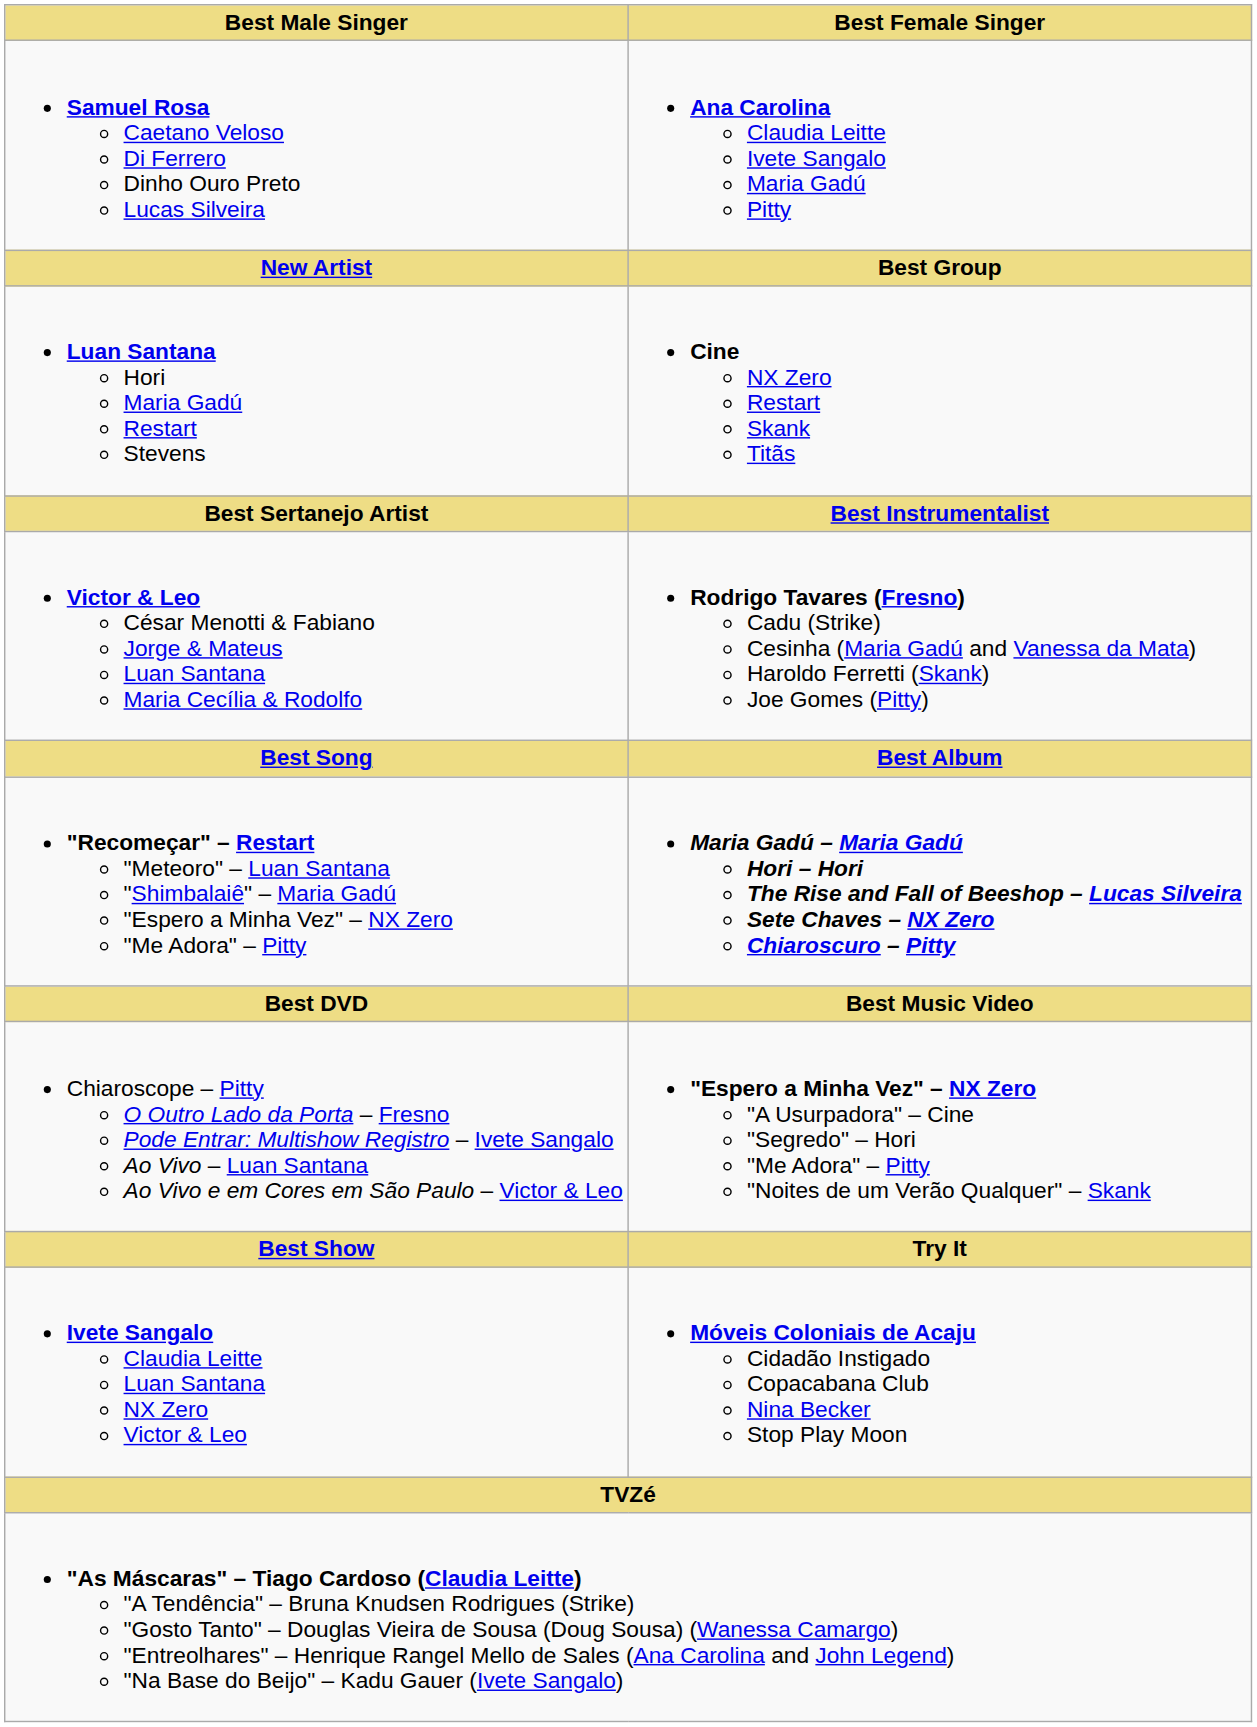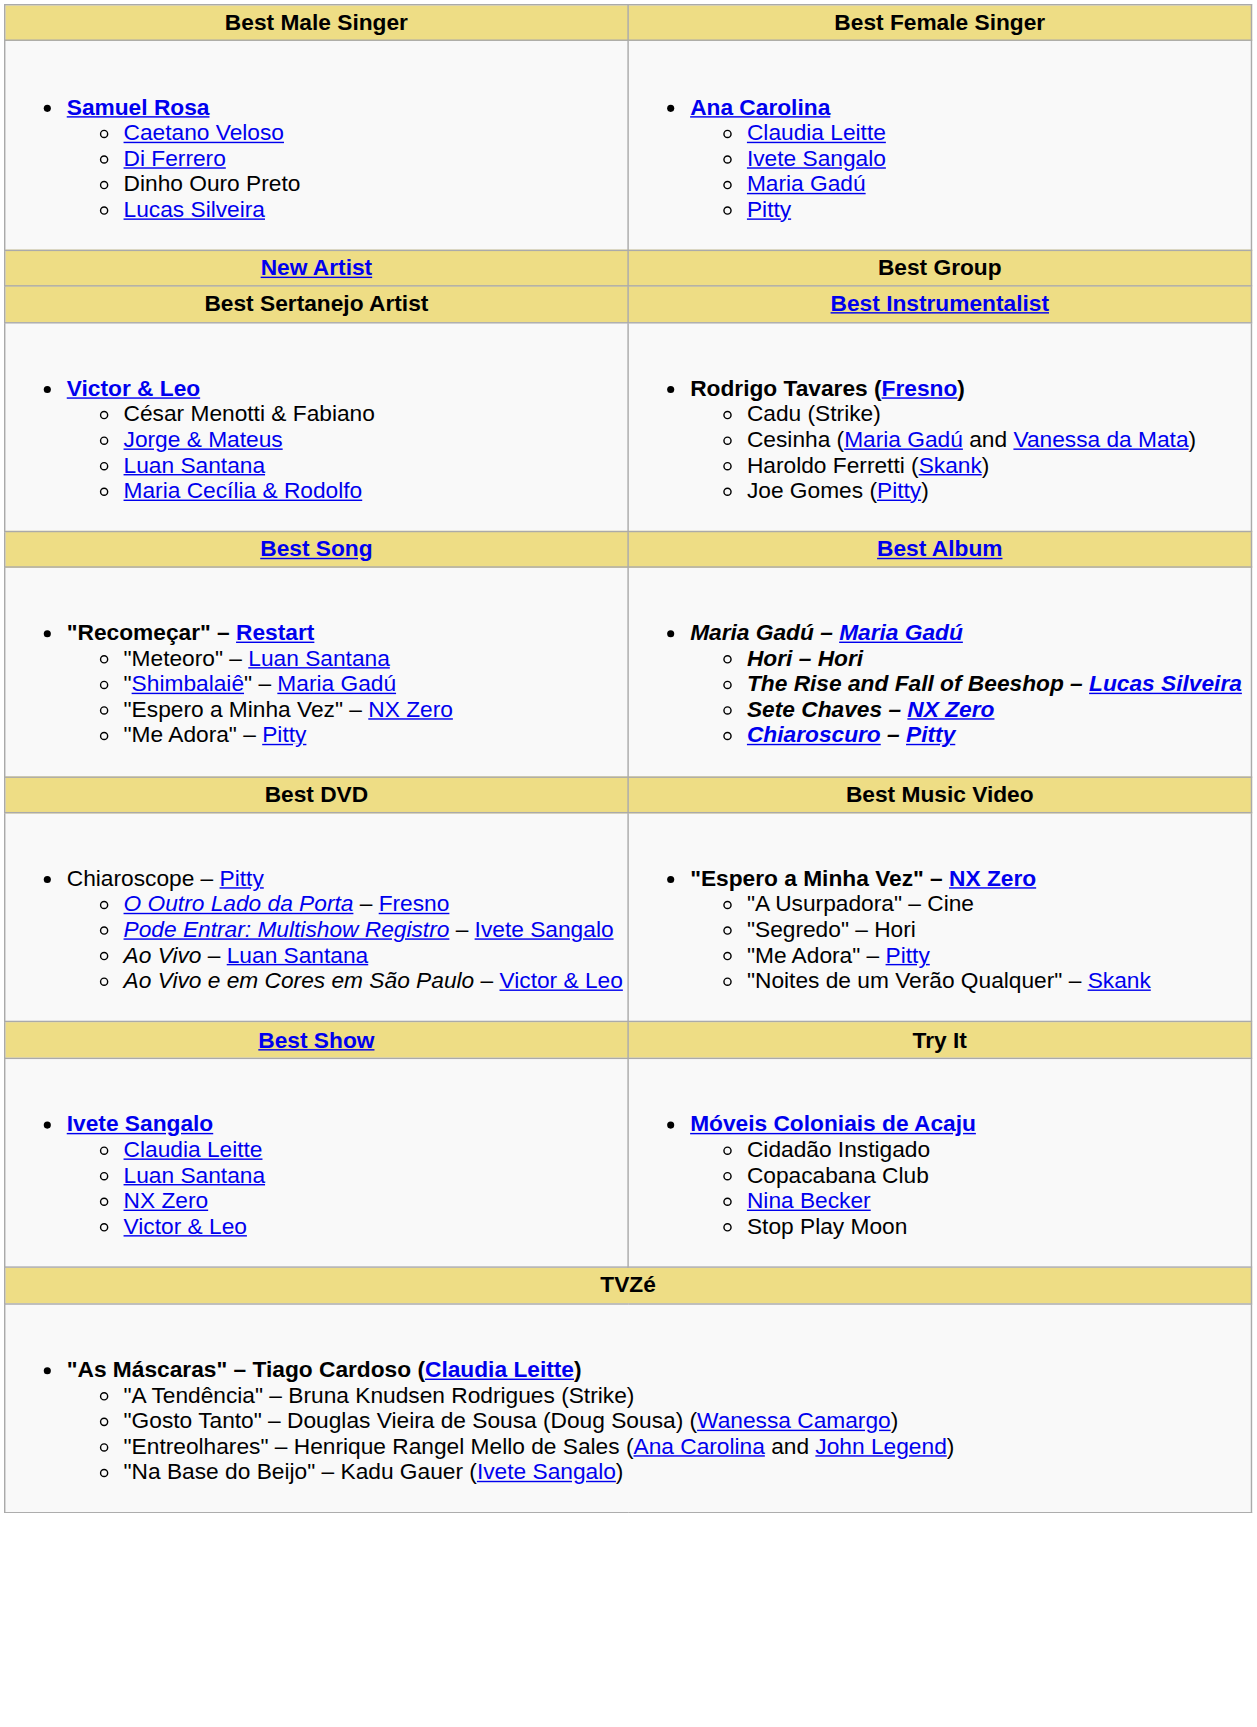- row: (316, 403)
